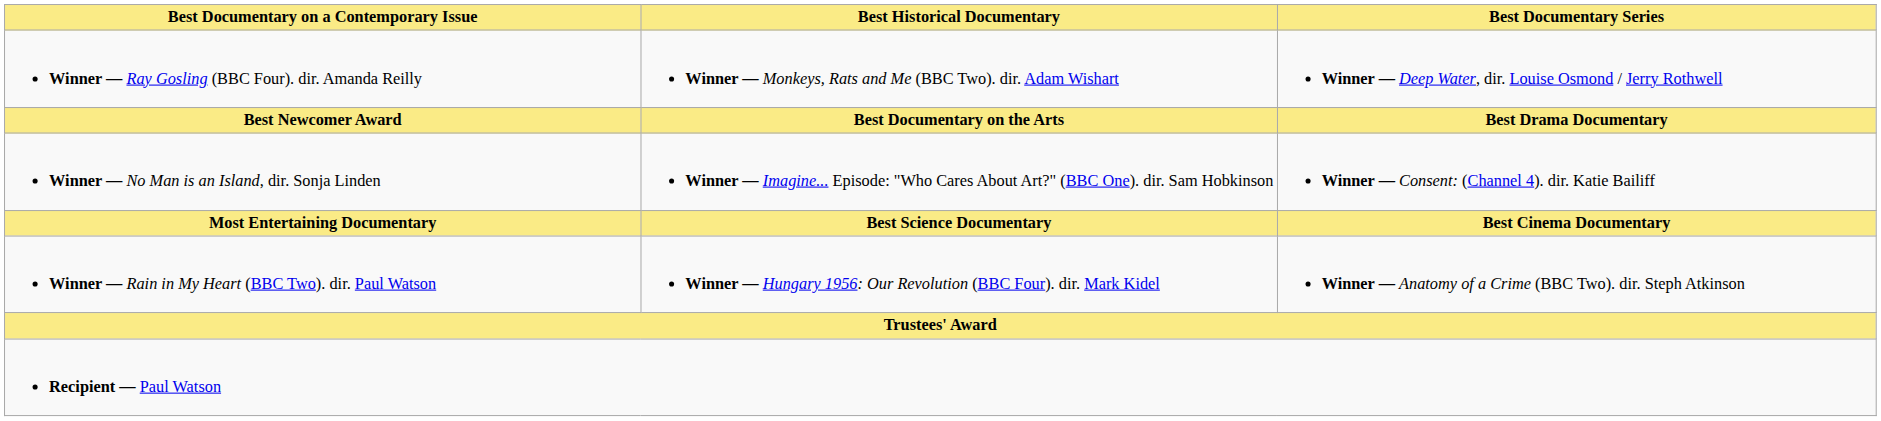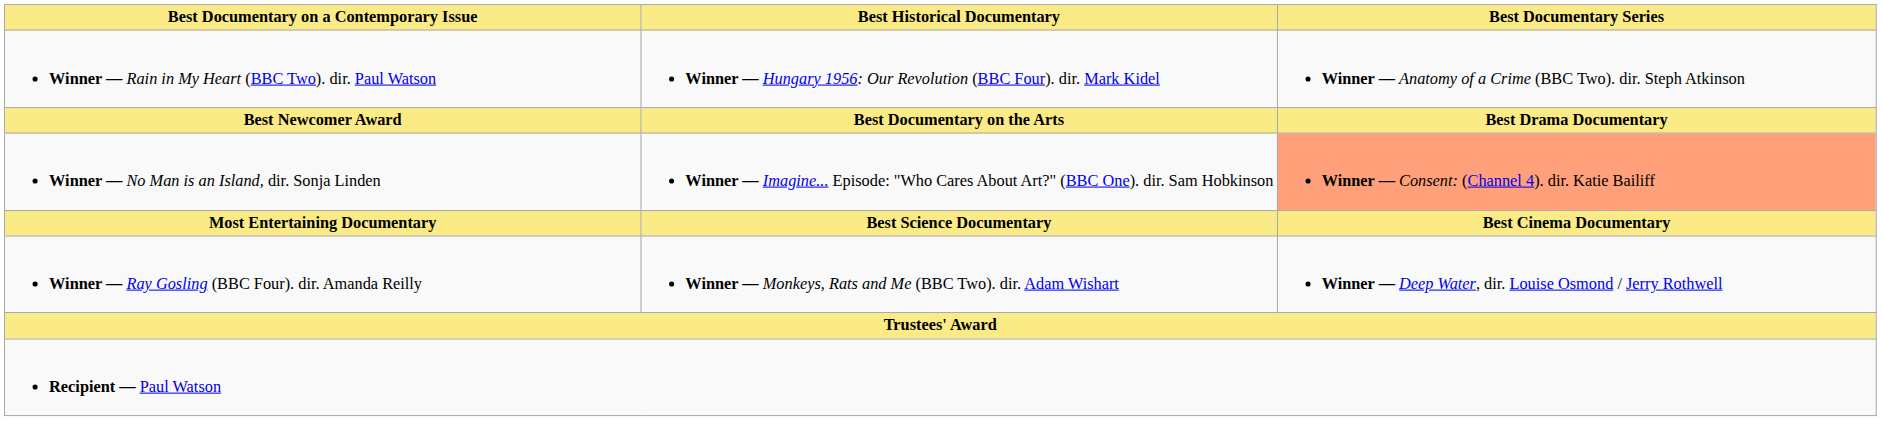rows swapped: (323, 284) <-> (323, 78)
(1577, 181) no background -> (1577, 181) lightsalmon background
